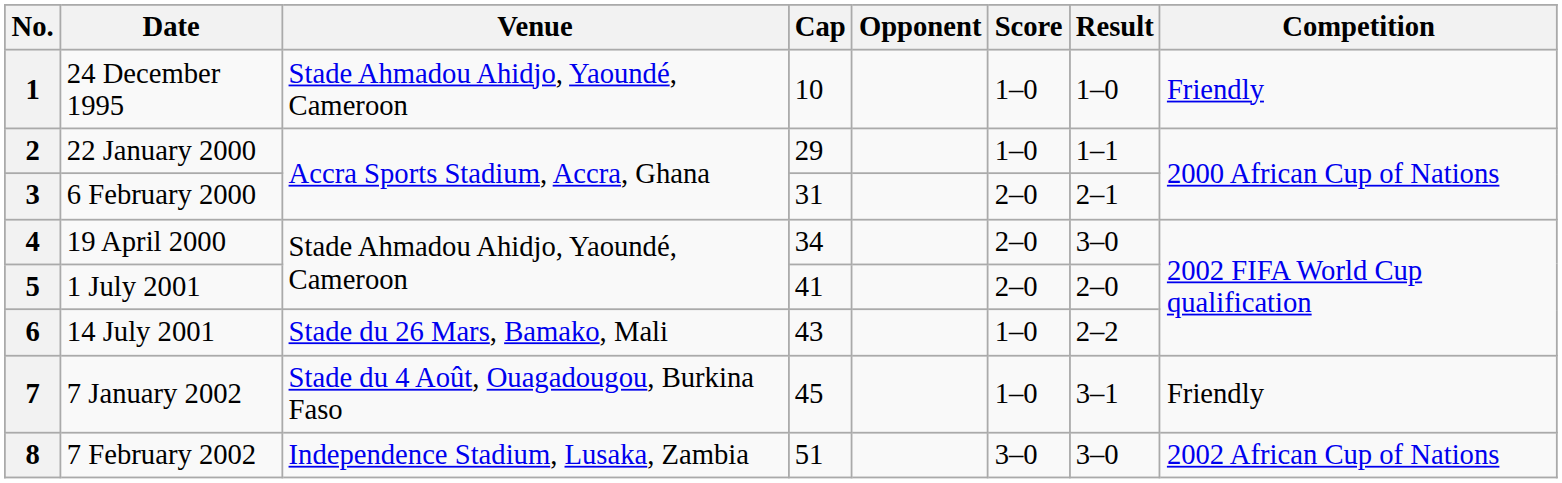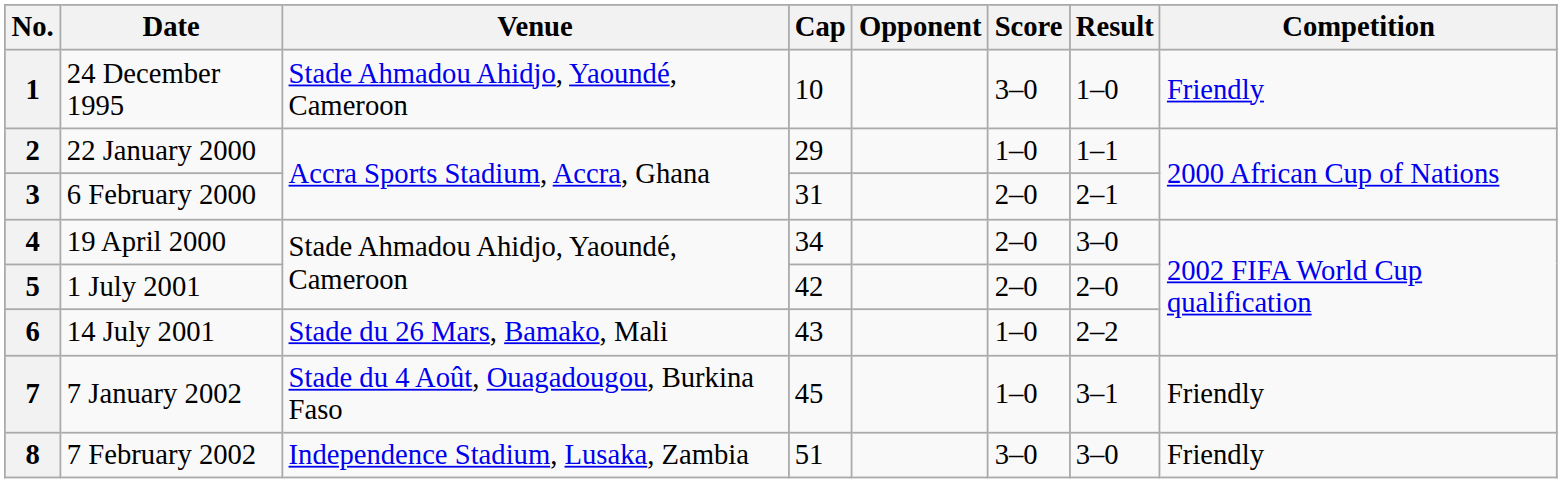(1016, 88) 1–0 -> (1016, 88) 3–0
(809, 286) 41 -> (809, 286) 42
(1333, 455) 2002 African Cup of Nations -> (1215, 455) Friendly
